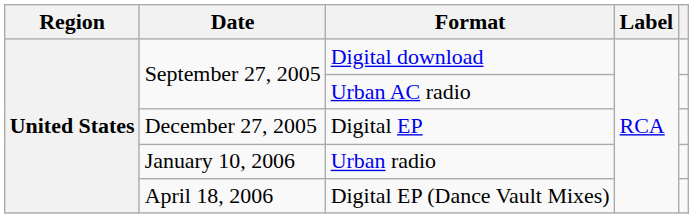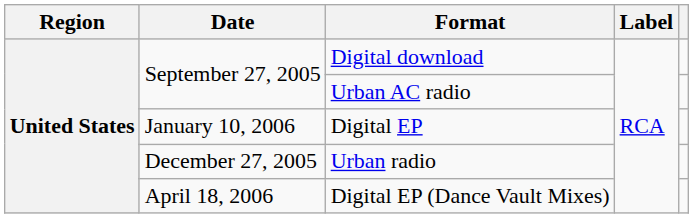(231, 126) December 27, 2005 -> (220, 126) January 10, 2006
(220, 160) January 10, 2006 -> (231, 160) December 27, 2005
